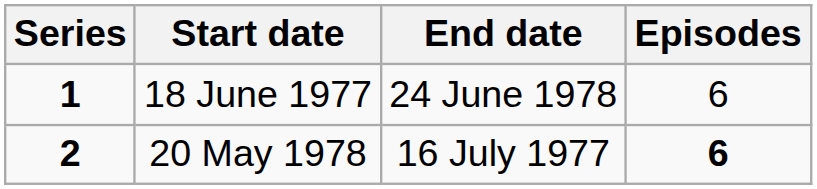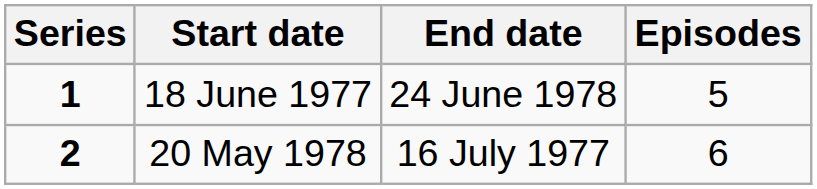(718, 93) 6 -> (718, 93) 5
(718, 153) bold -> (718, 153) normal
